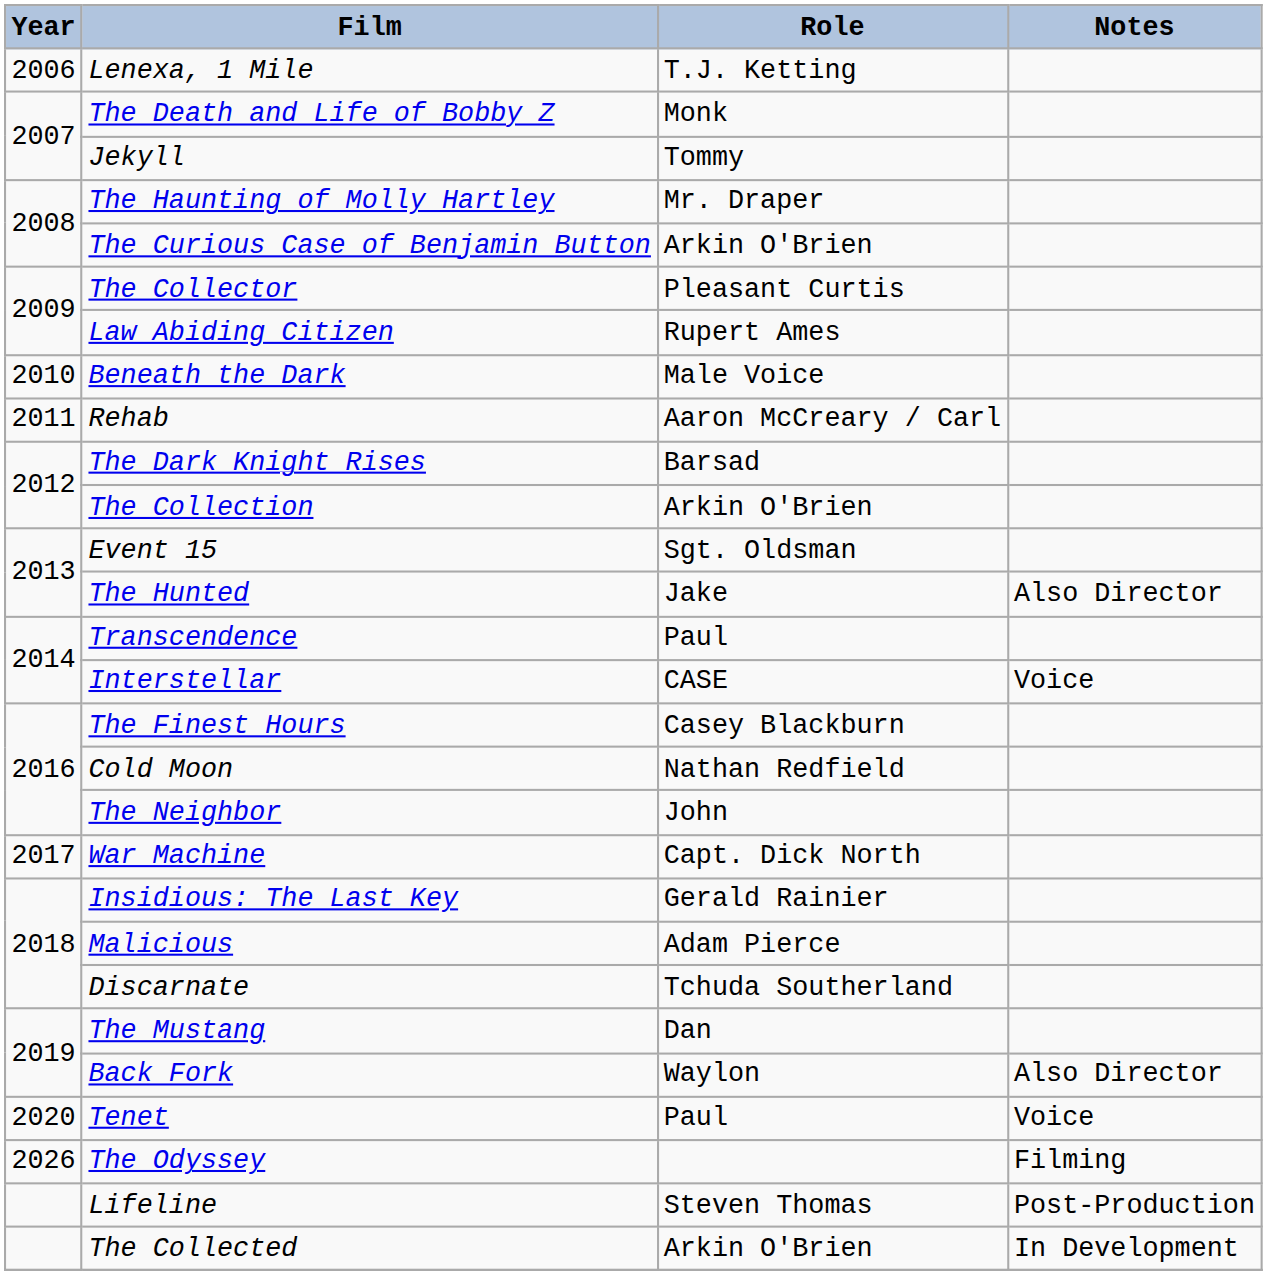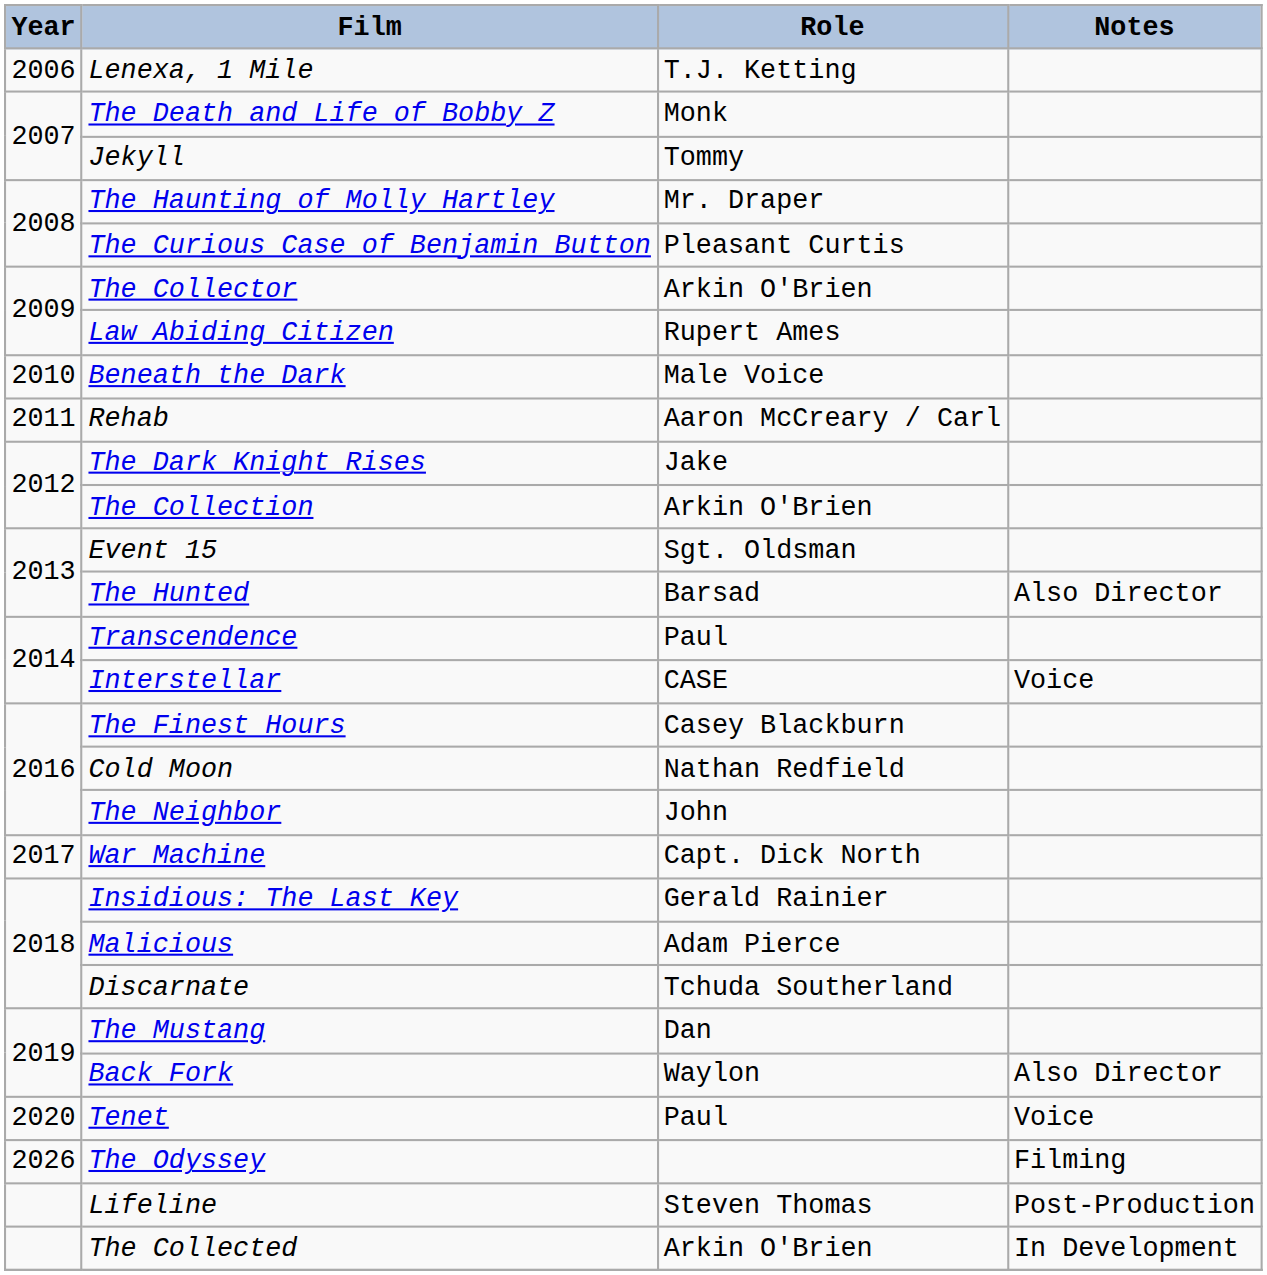(768, 245) Arkin O'Brien -> (784, 245) Pleasant Curtis
(784, 289) Pleasant Curtis -> (768, 289) Arkin O'Brien
(712, 463) Barsad -> (696, 463) Jake
(696, 594) Jake -> (712, 594) Barsad
